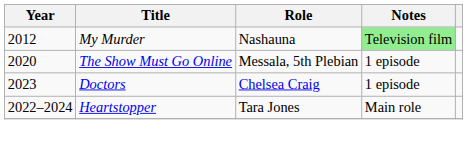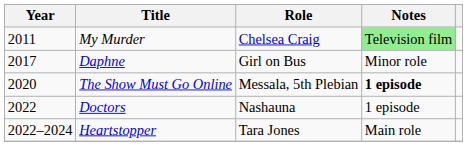(22, 38) 2012 -> (22, 38) 2011
(267, 38) Nashauna -> (279, 38) Chelsea Craig
+ row: (102, 61)
(392, 61) normal -> (393, 84) bold
(22, 84) 2023 -> (22, 107) 2022
(279, 84) Chelsea Craig -> (267, 107) Nashauna
